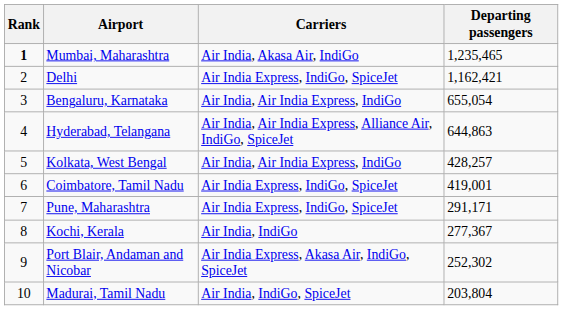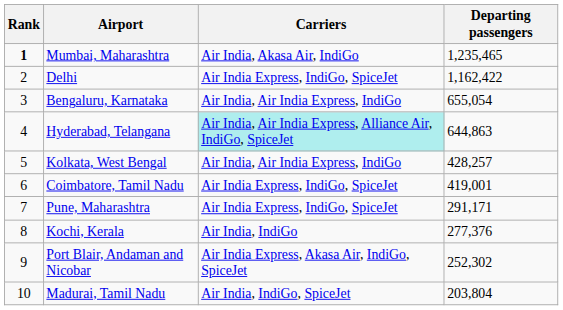(475, 78) 1,162,421 -> (475, 78) 1,162,422
(317, 131) no background -> (317, 131) paleturquoise background
(470, 231) 277,367 -> (470, 231) 277,376
